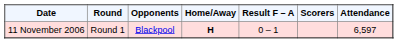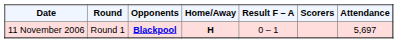(155, 29) normal -> (155, 29) bold
(365, 29) 6,597 -> (365, 29) 5,697
